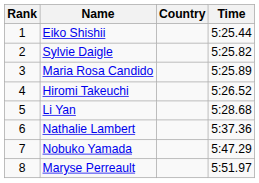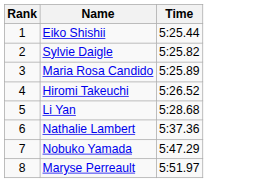- column: (182, 14)
